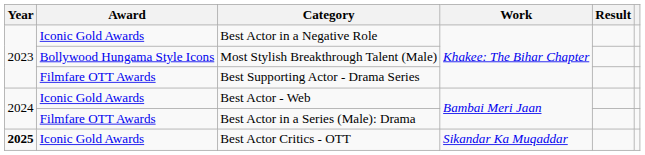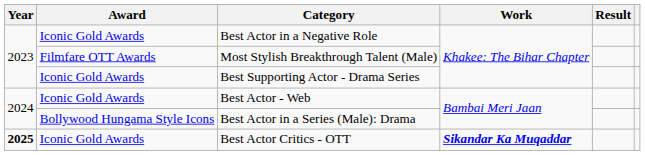(127, 56) Bollywood Hungama Style Icons -> (98, 56) Filmfare OTT Awards
(98, 77) Filmfare OTT Awards -> (92, 77) Iconic Gold Awards
(98, 118) Filmfare OTT Awards -> (127, 118) Bollywood Hungama Style Icons
(505, 139) normal -> (507, 139) bold
